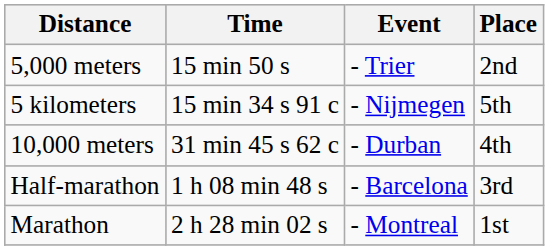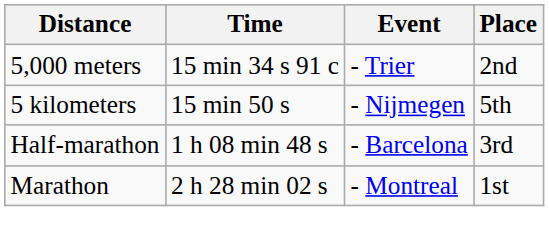(230, 64) 15 min 50 s -> (255, 64) 15 min 34 s 91 c
(255, 104) 15 min 34 s 91 c -> (230, 104) 15 min 50 s
- row: (82, 144)
